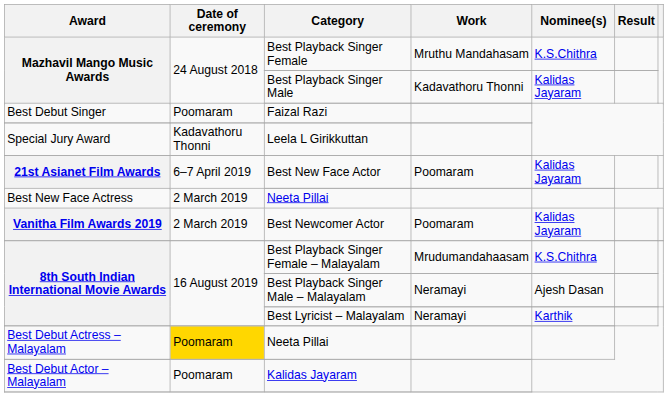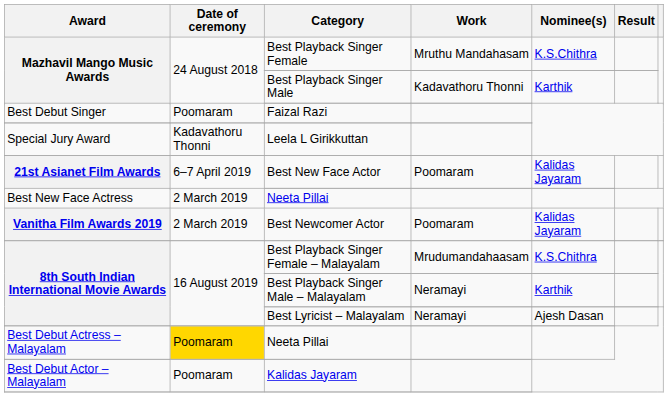(558, 86) Kalidas Jayaram -> (553, 86) Karthik
(569, 290) Ajesh Dasan -> (553, 290) Karthik
(553, 316) Karthik -> (569, 316) Ajesh Dasan
